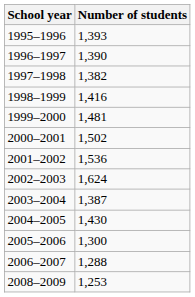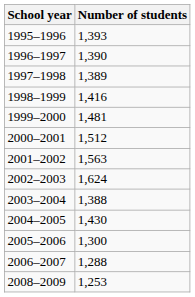(92, 76) 1,382 -> (92, 76) 1,389
(92, 138) 1,502 -> (92, 138) 1,512
(92, 158) 1,536 -> (92, 158) 1,563
(92, 199) 1,387 -> (92, 199) 1,388
